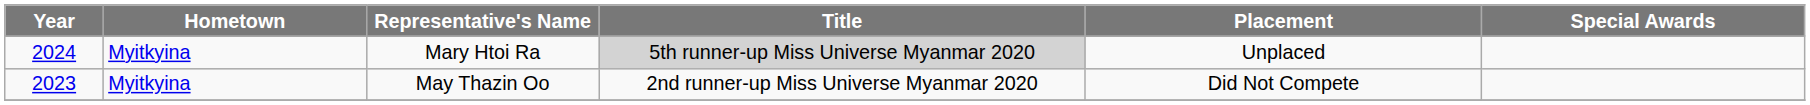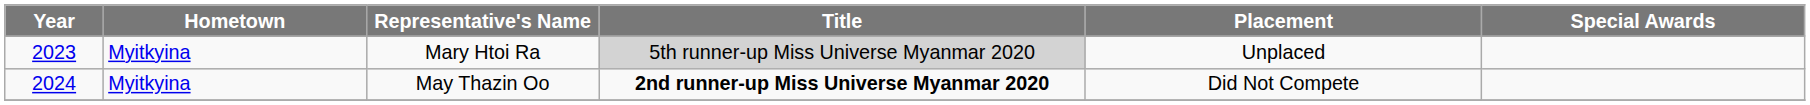(54, 53) 2024 -> (54, 53) 2023
(54, 84) 2023 -> (54, 84) 2024
(842, 84) normal -> (842, 84) bold
